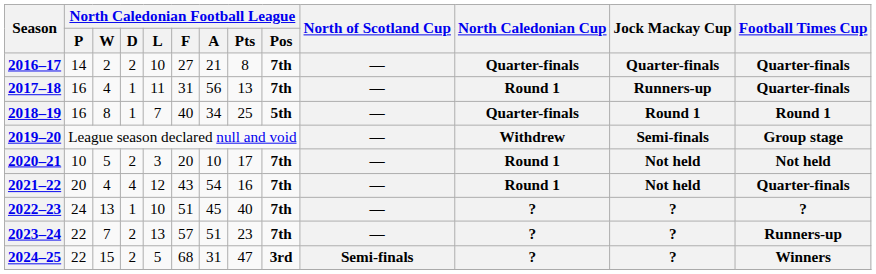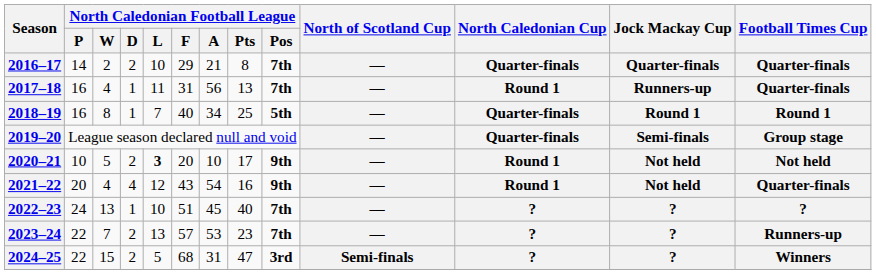(186, 64) 27 -> (186, 64) 29
(532, 137) Withdrew -> (532, 137) Quarter-finals
(158, 161) normal -> (158, 161) bold
(281, 161) 7th -> (281, 161) 9th
(281, 185) 7th -> (281, 185) 9th
(214, 233) 51 -> (214, 233) 53
